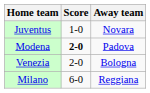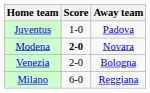(118, 29) Novara -> (118, 29) Padova
(118, 46) Padova -> (118, 46) Novara
